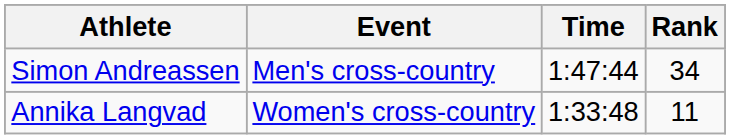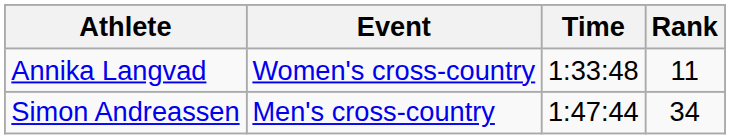rows swapped: (125, 70) <-> (109, 113)
